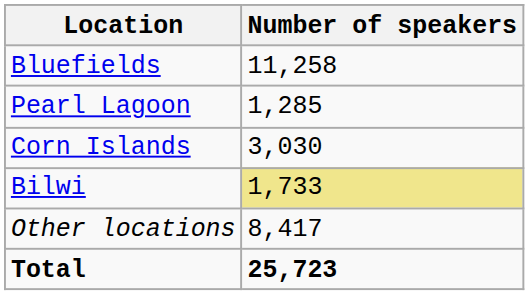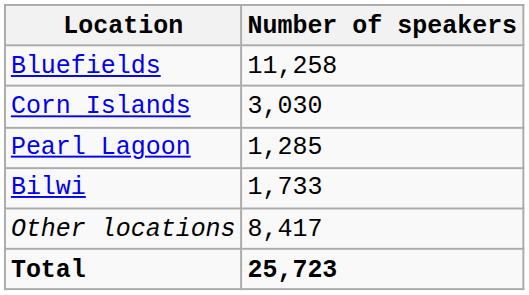rows swapped: (101, 147) <-> (101, 107)
(285, 188) khaki background -> (285, 188) no background
